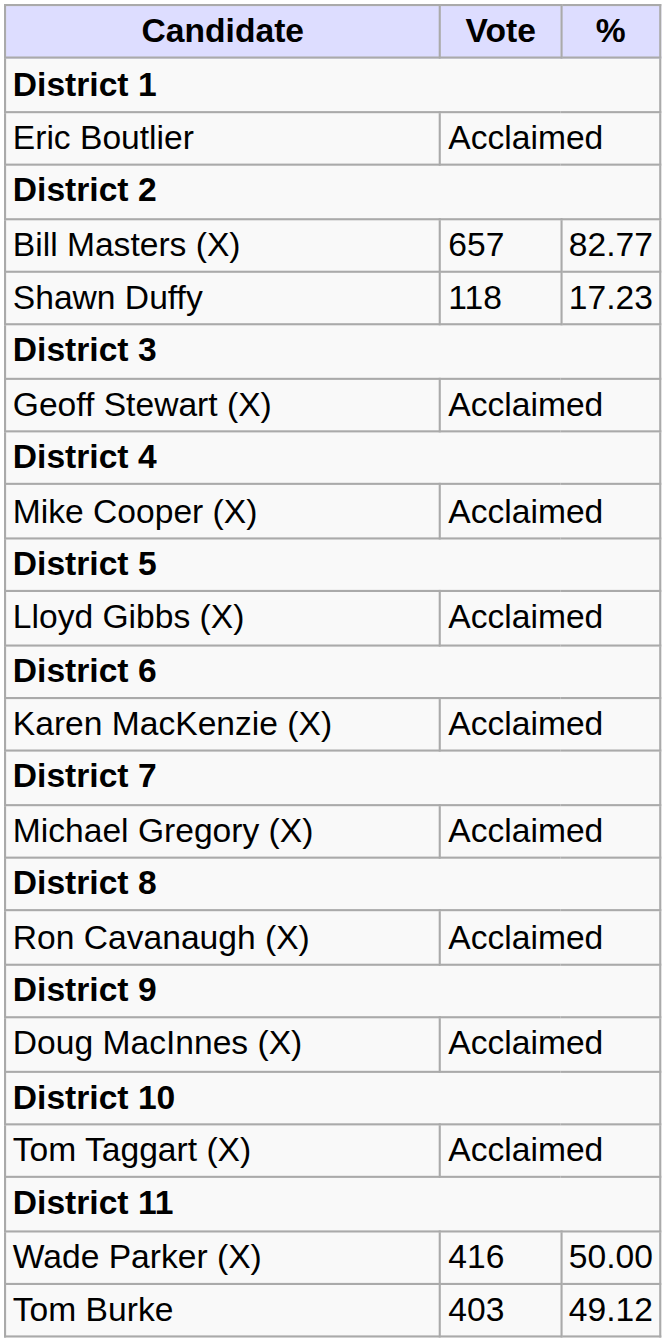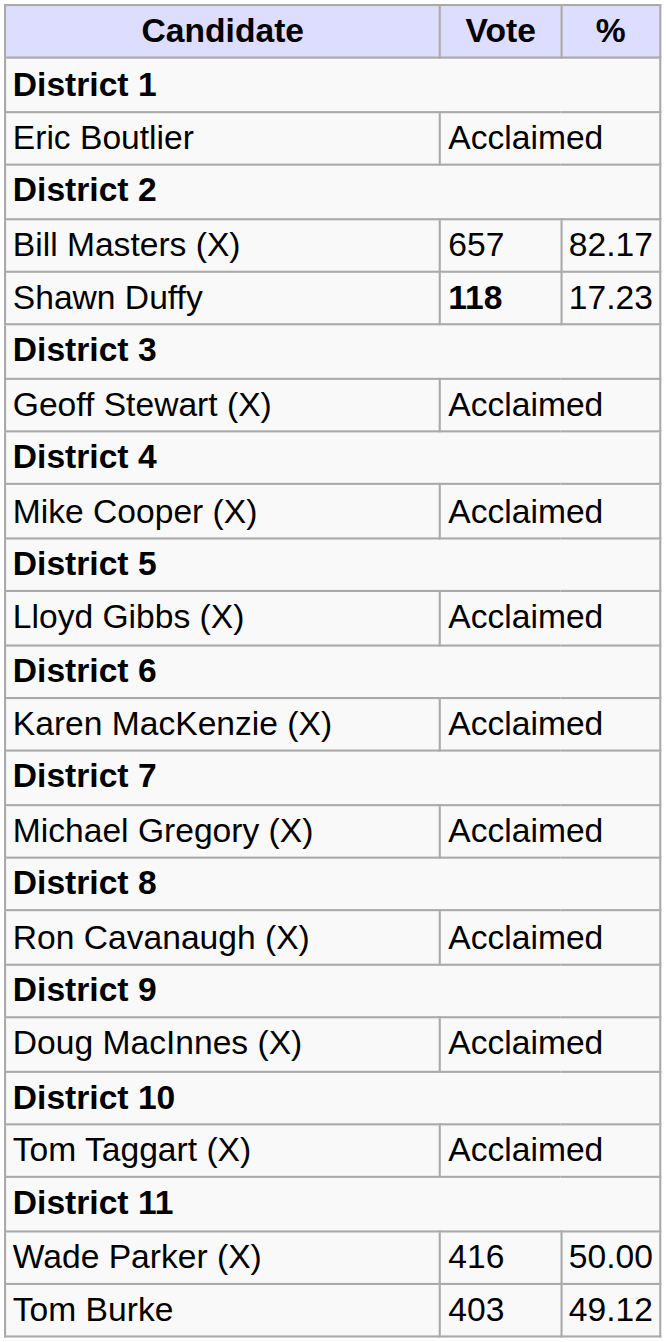(611, 244) 82.77 -> (611, 244) 82.17
(475, 297) normal -> (475, 297) bold
